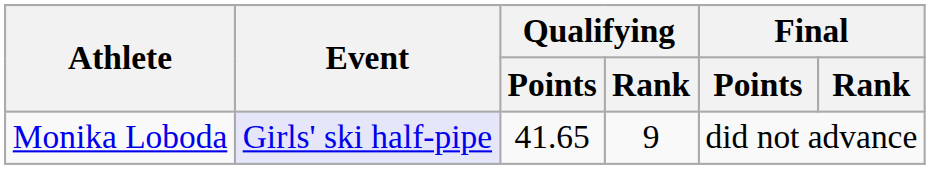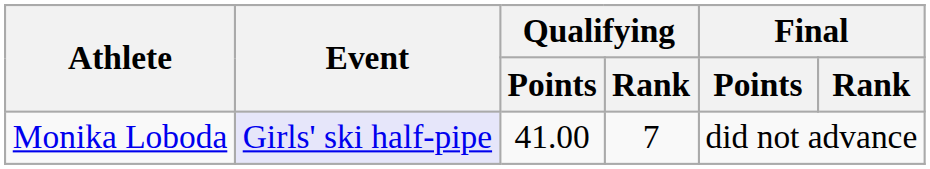(552, 137) 41.65 -> (552, 137) 41.00
(651, 137) 9 -> (651, 137) 7
